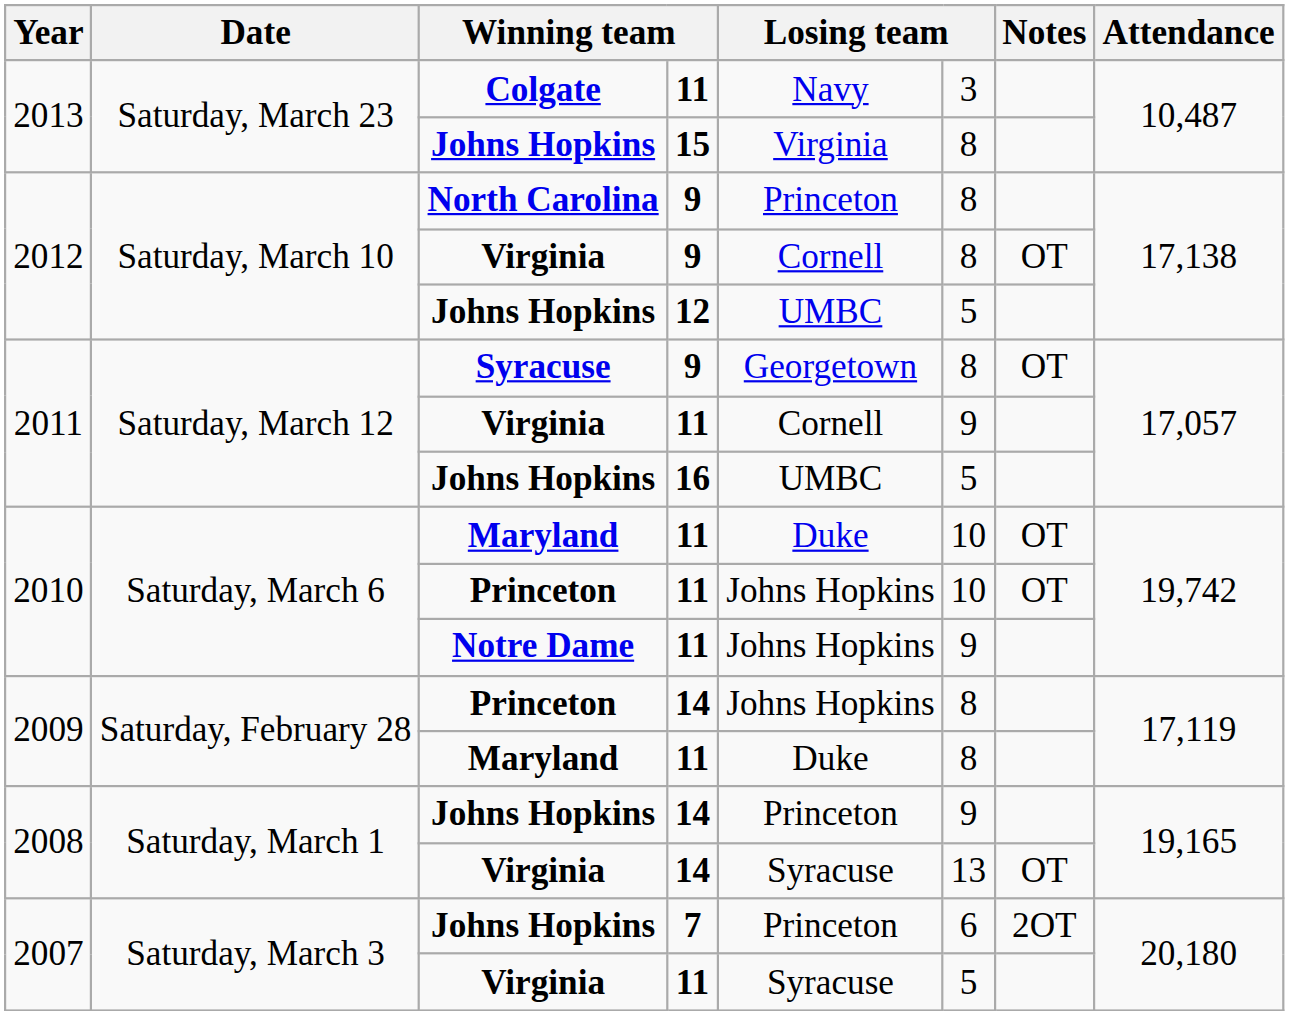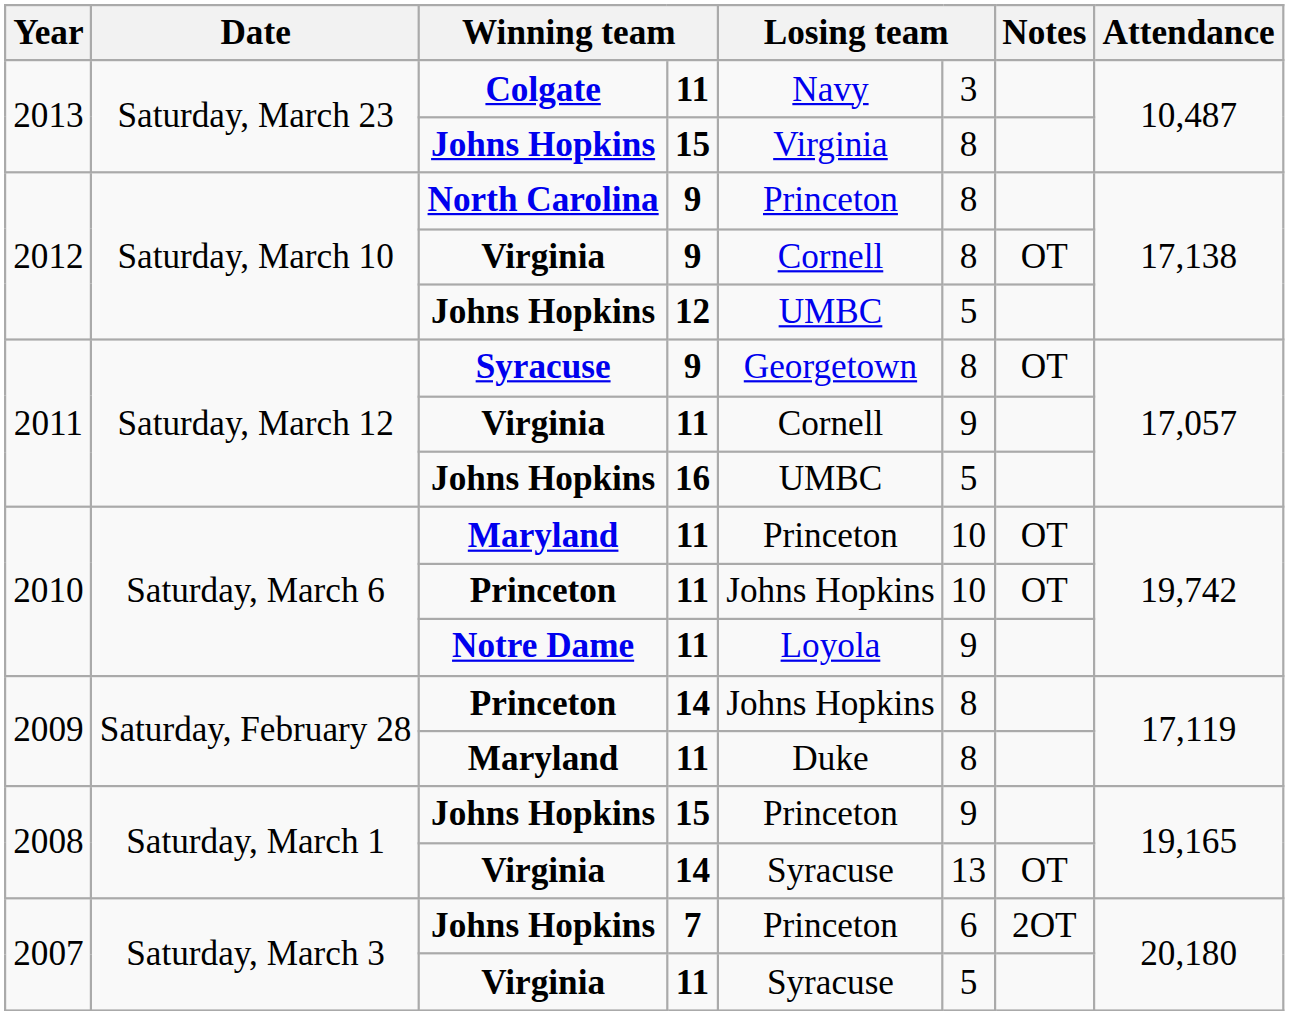(830, 534) Duke -> (830, 534) Princeton
(830, 646) Johns Hopkins -> (830, 646) Loyola
(692, 813) 14 -> (692, 813) 15
